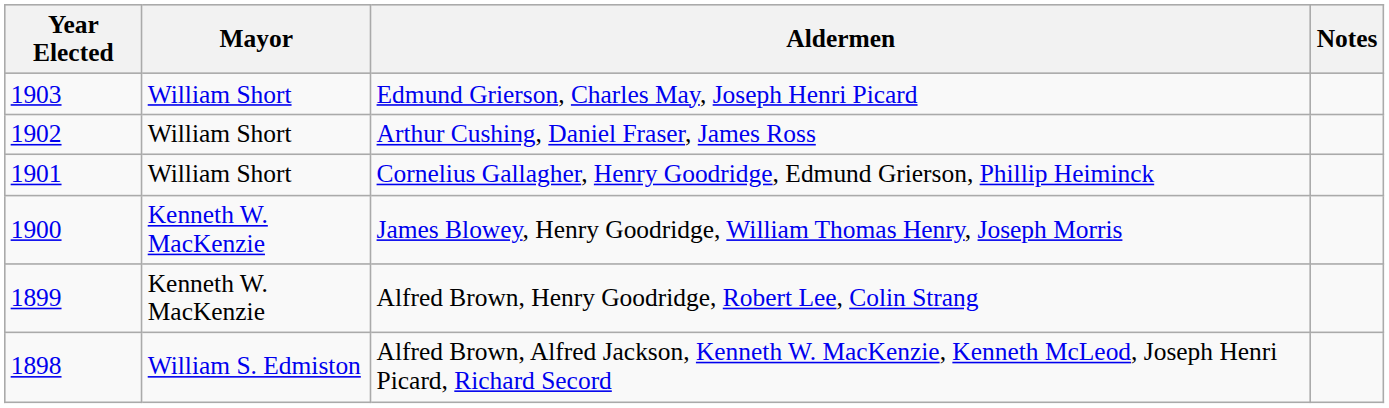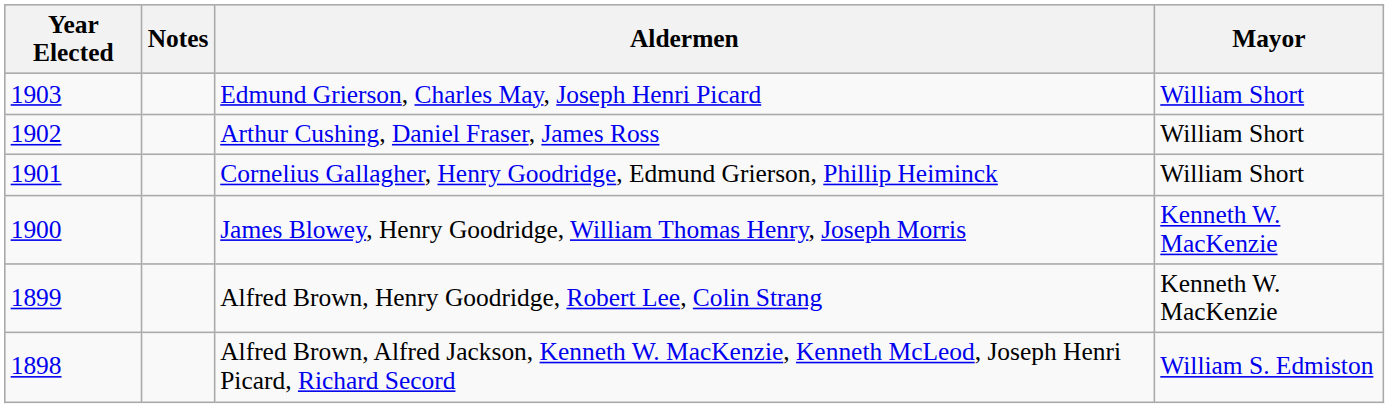columns swapped: (256, 38) <-> (1347, 38)
